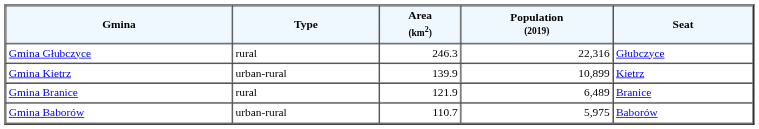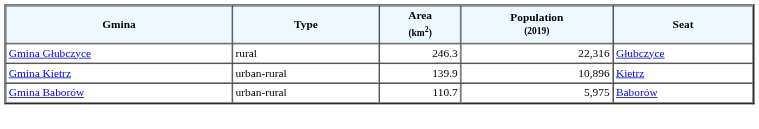(594, 73) 10,899 -> (594, 73) 10,896
- row: (43, 93)
